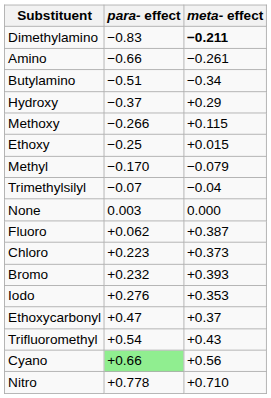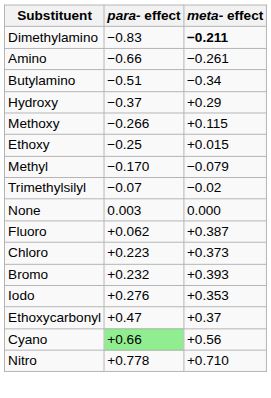(204, 188) −0.04 -> (204, 188) −0.02
- row: (53, 339)
